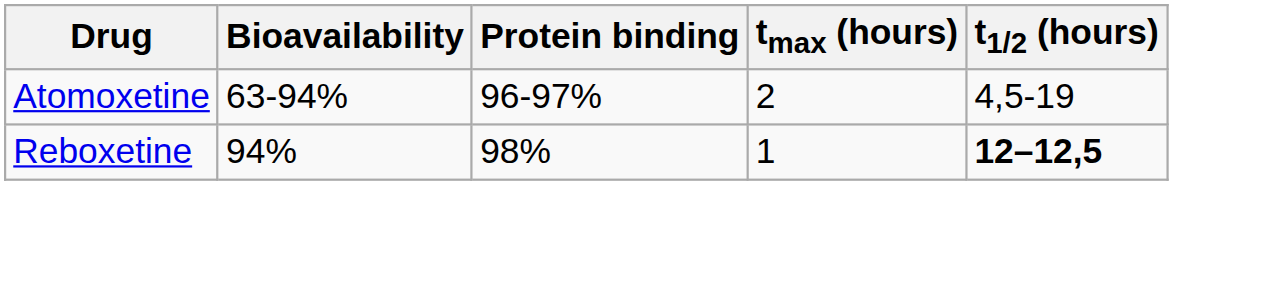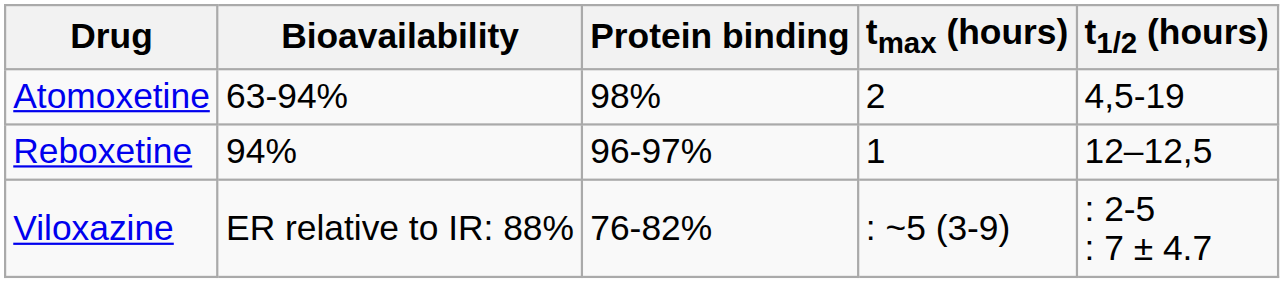(541, 95) 96-97% -> (626, 95) 98%
(516, 151) 98% -> (651, 151) 96-97%
(1038, 151) bold -> (1148, 151) normal
+ row: (94, 227)
